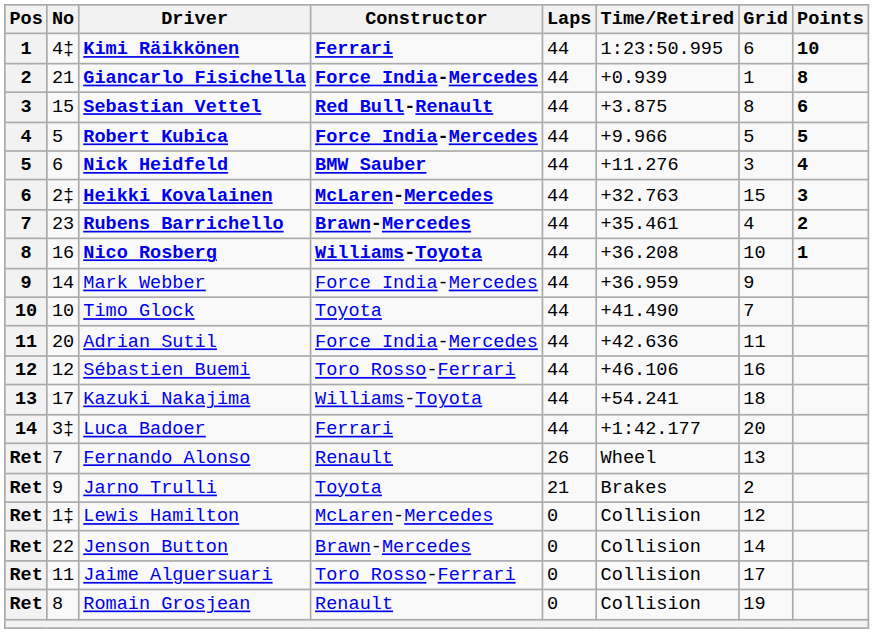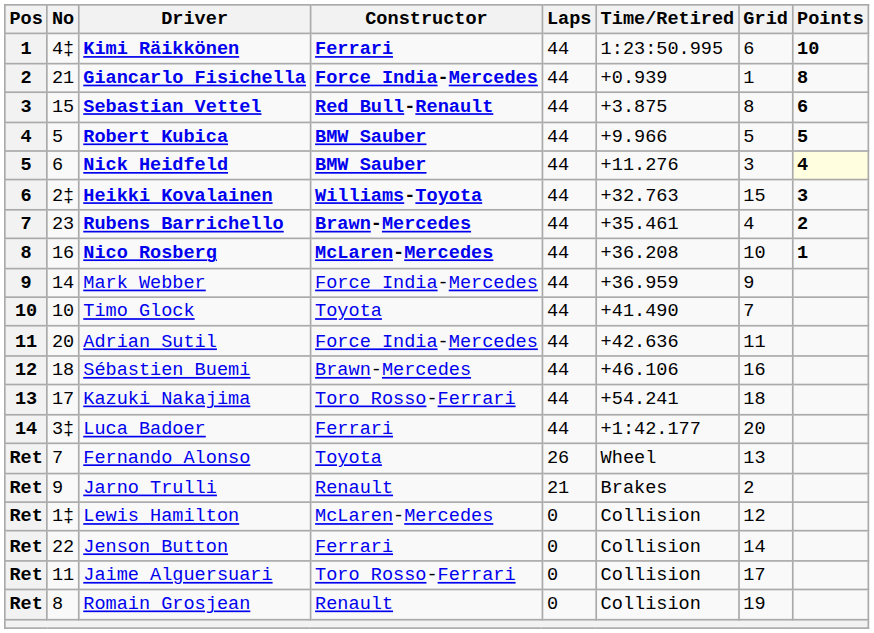(426, 136) Force India-Mercedes -> (371, 136) BMW Sauber
(803, 166) no background -> (803, 166) lightyellow background
(404, 195) McLaren-Mercedes -> (399, 195) Williams-Toyota
(399, 253) Williams-Toyota -> (404, 253) McLaren-Mercedes
(63, 370) 12 -> (63, 370) 18
(415, 370) Toro Rosso-Ferrari -> (393, 370) Brawn-Mercedes
(399, 400) Williams-Toyota -> (415, 400) Toro Rosso-Ferrari
(354, 458) Renault -> (349, 458) Toyota
(349, 487) Toyota -> (354, 487) Renault
(393, 546) Brawn-Mercedes -> (354, 546) Ferrari
